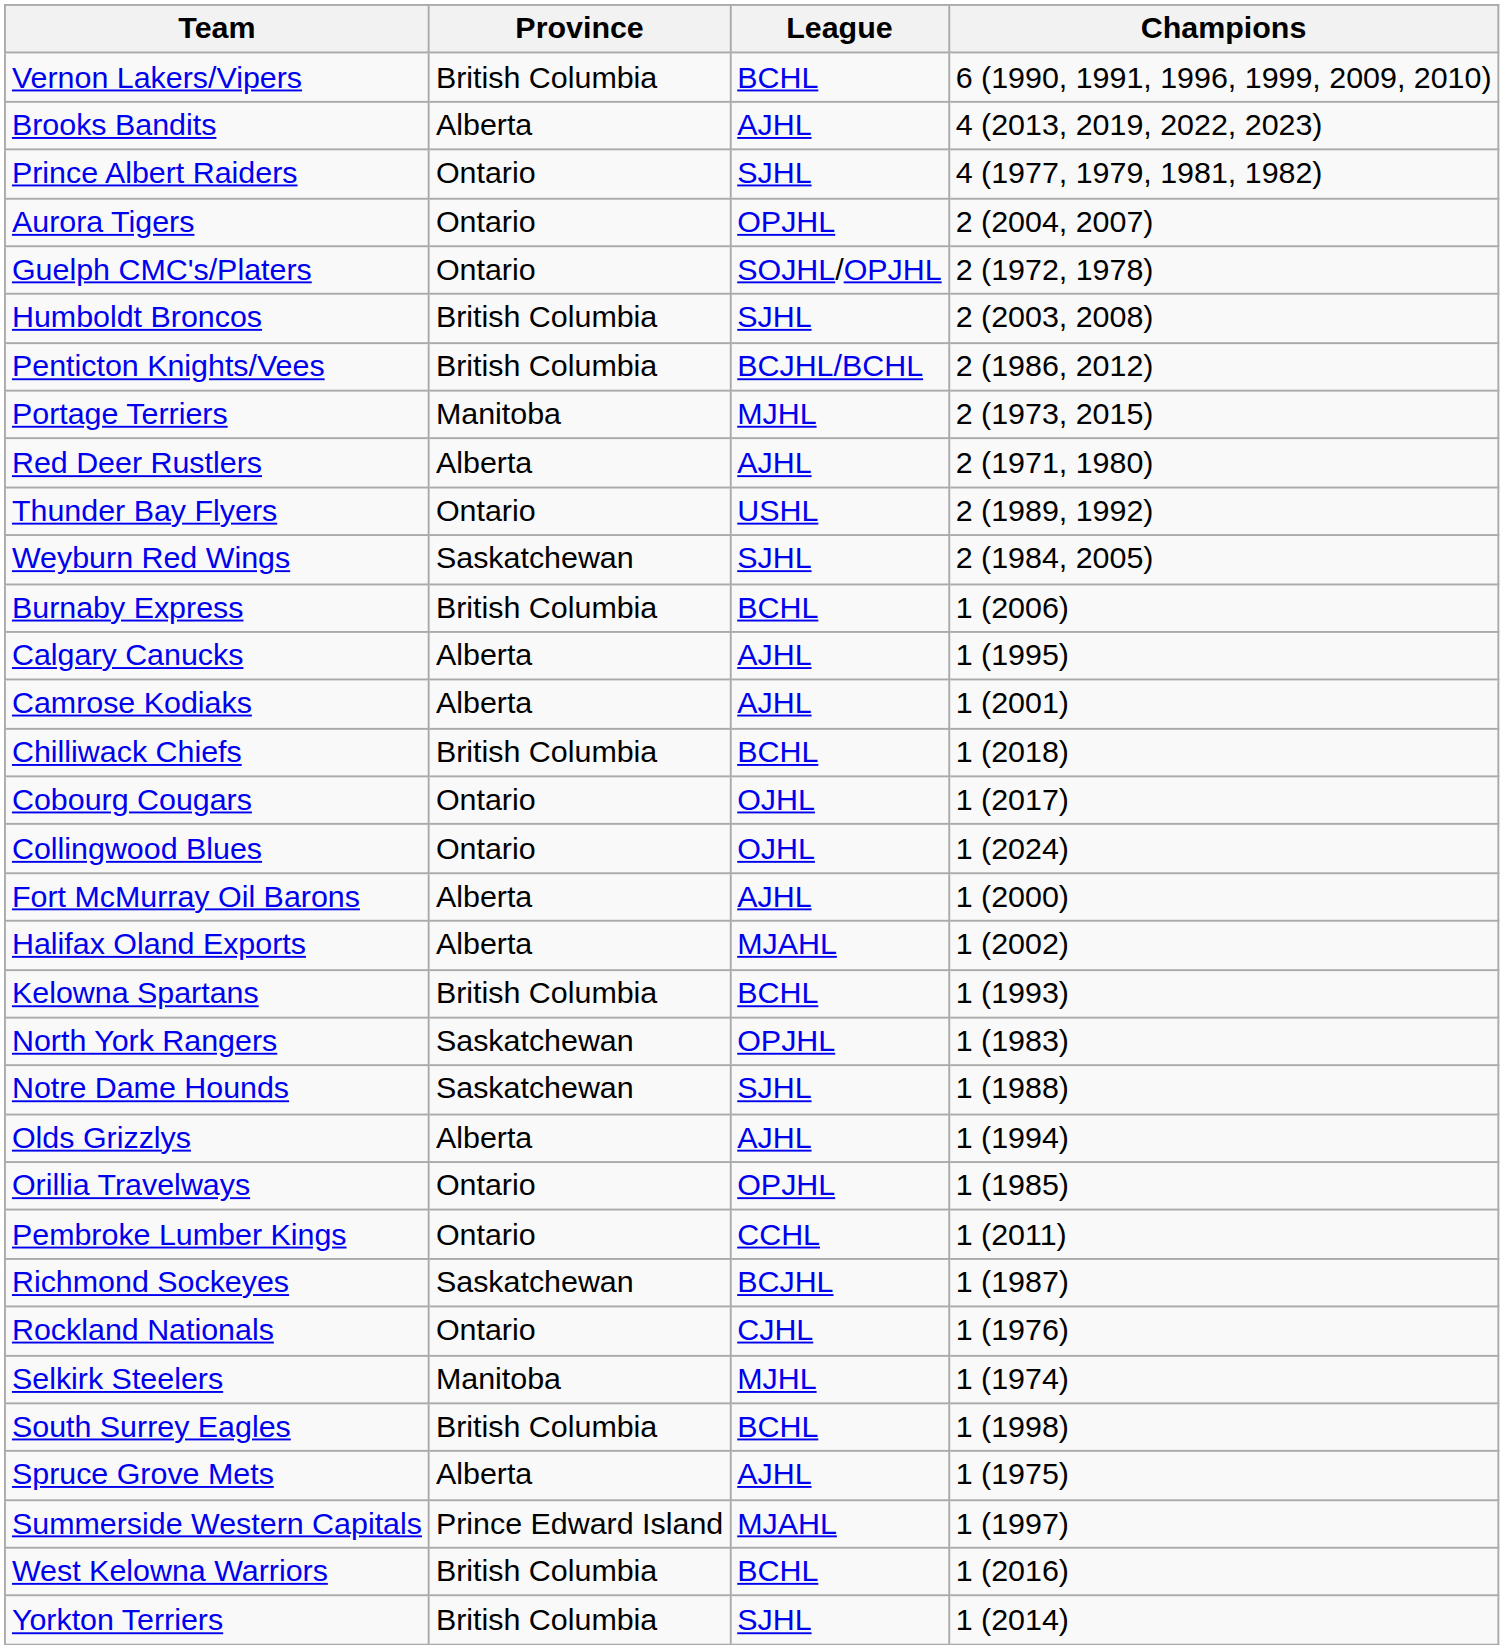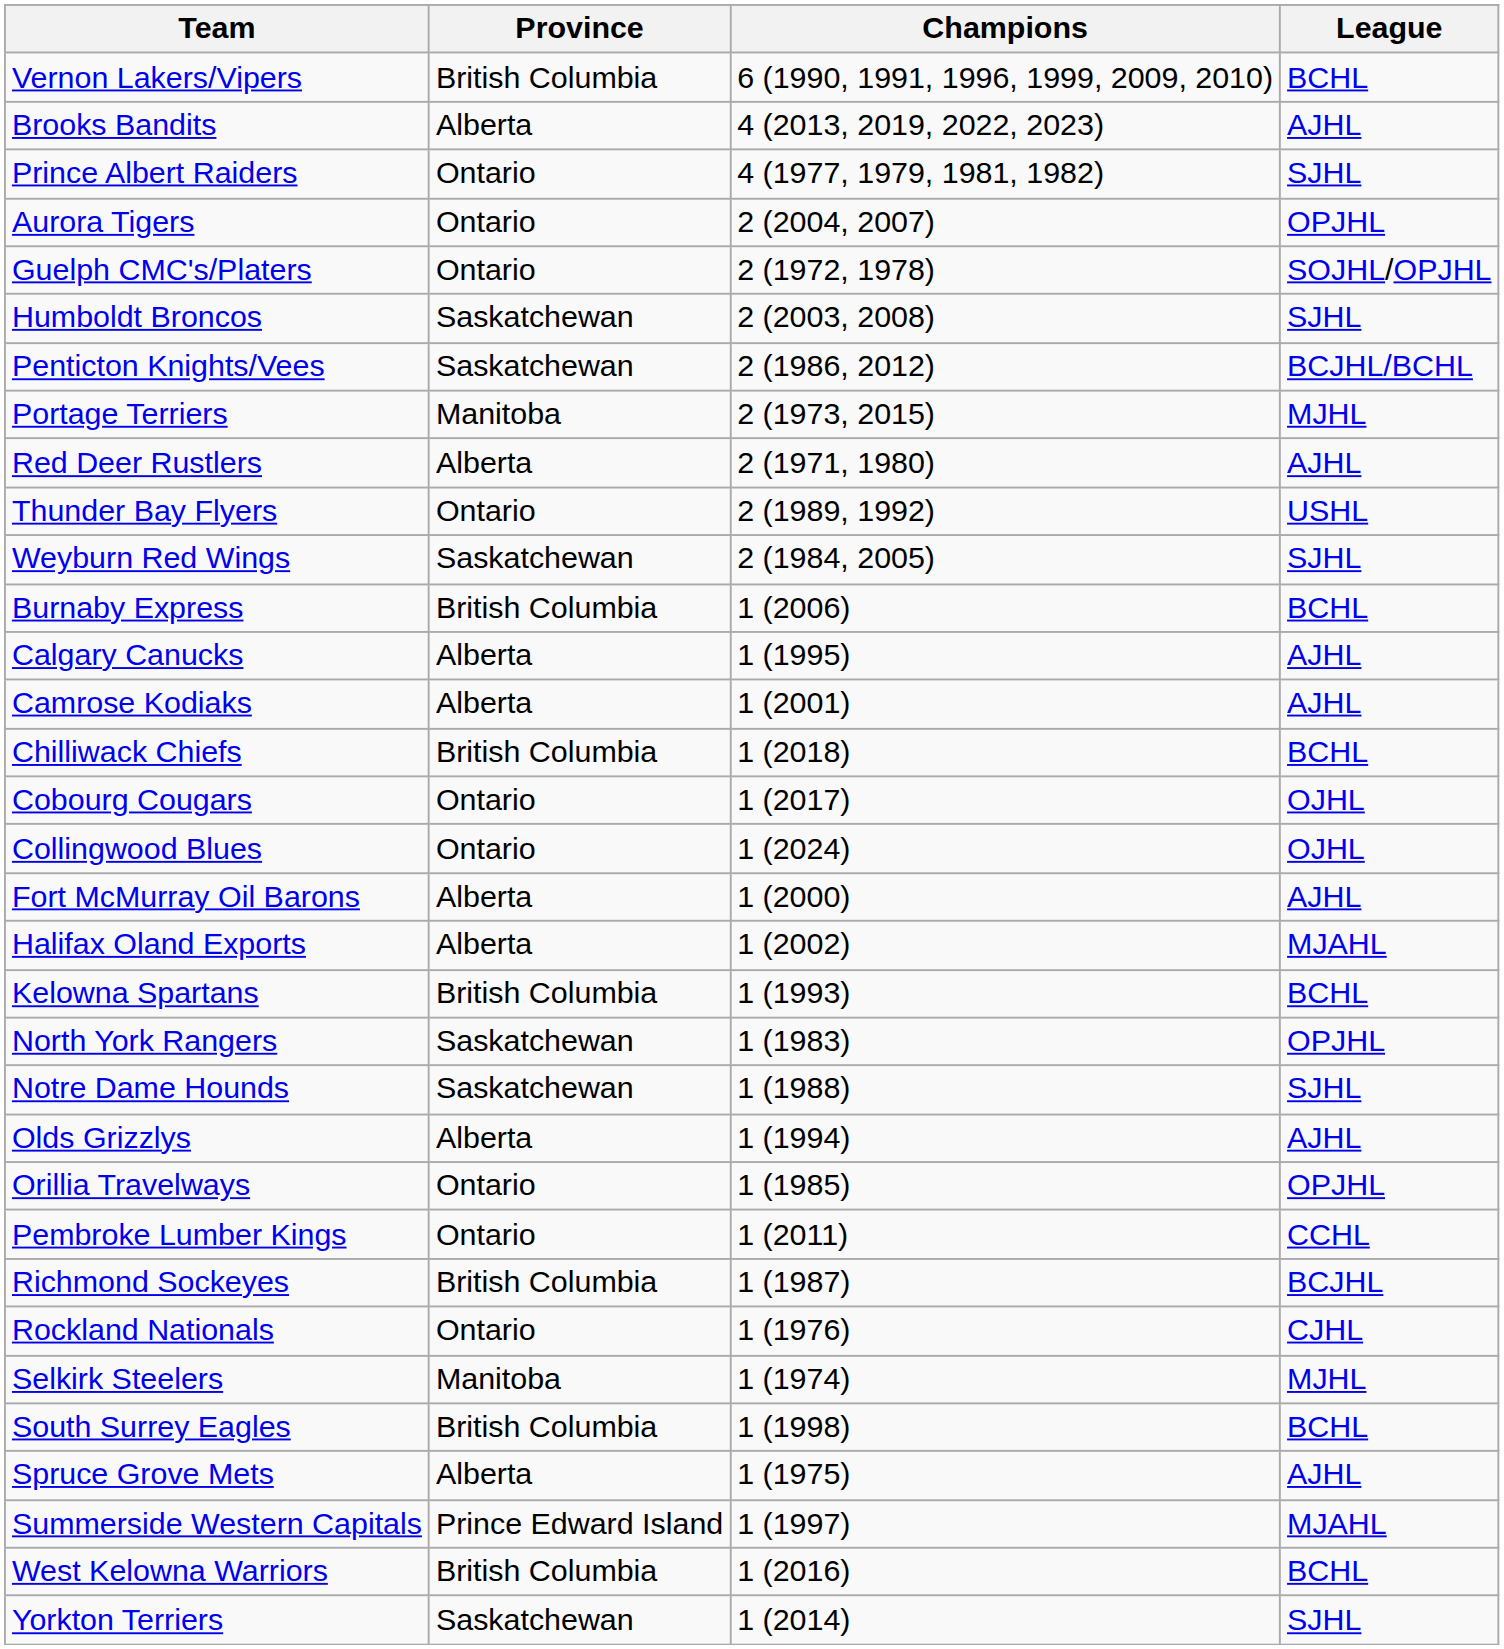columns swapped: (839, 28) <-> (1224, 28)
(547, 317) British Columbia -> (535, 317) Saskatchewan
(547, 366) British Columbia -> (535, 366) Saskatchewan
(535, 1282) Saskatchewan -> (547, 1282) British Columbia
(547, 1619) British Columbia -> (535, 1619) Saskatchewan
